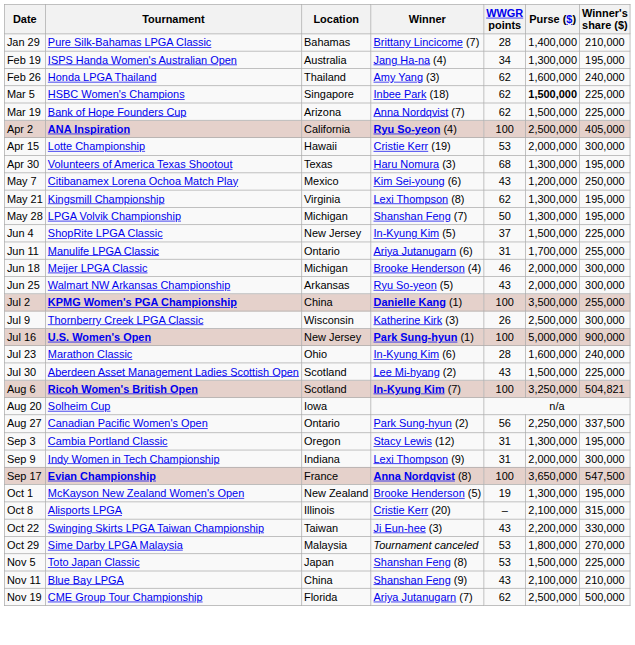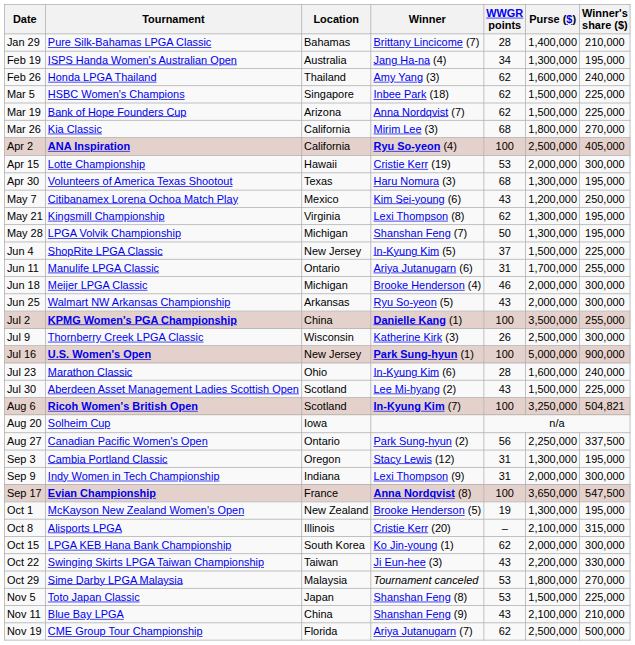(553, 95) bold -> (553, 95) normal
+ row: (24, 129)
+ row: (23, 545)
